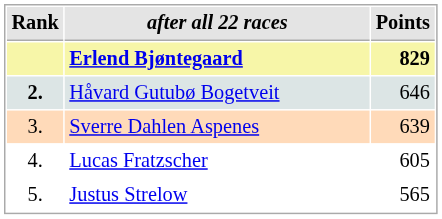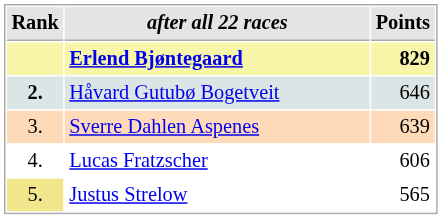(415, 160) 605 -> (415, 160) 606
(35, 194) no background -> (35, 194) khaki background
